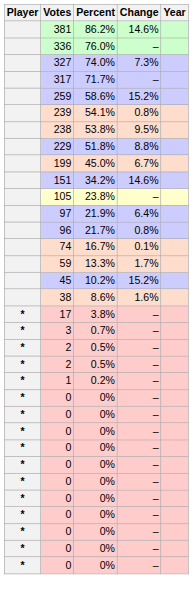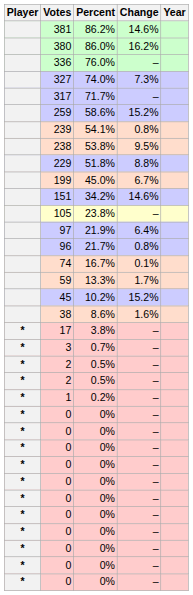+ row: (63, 46)
